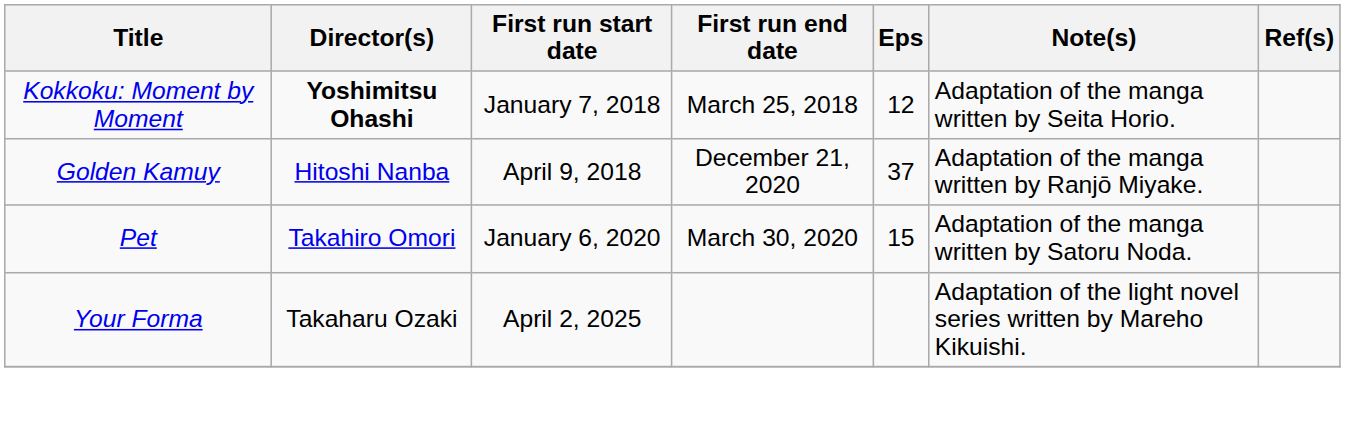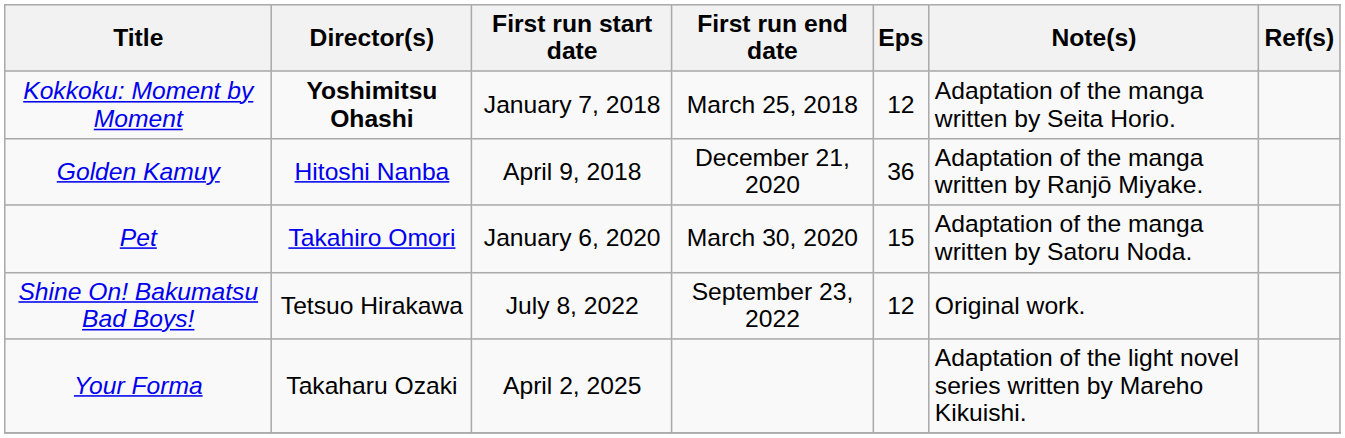(901, 171) 37 -> (901, 171) 36
+ row: (138, 305)
